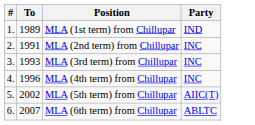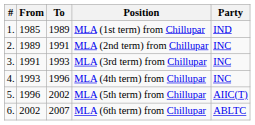+ column: (32, 12)
